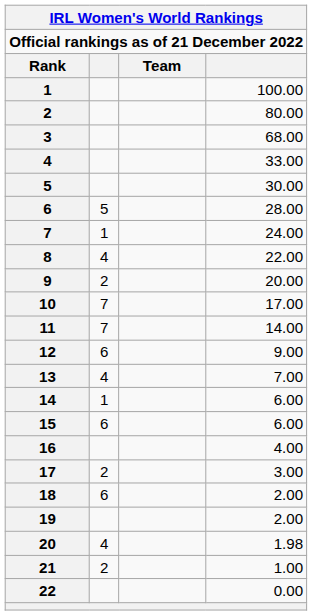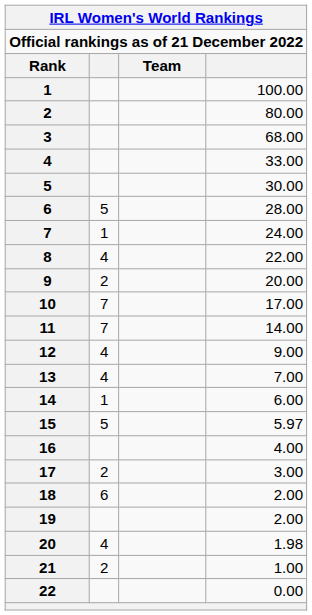(104, 352) 6 -> (104, 352) 4
(104, 424) 6 -> (104, 424) 5
(288, 424) 6.00 -> (288, 424) 5.97
